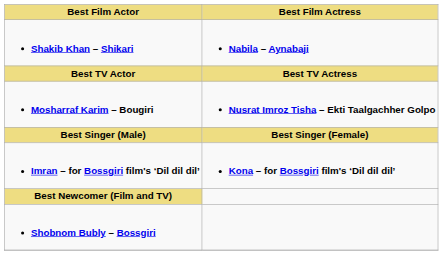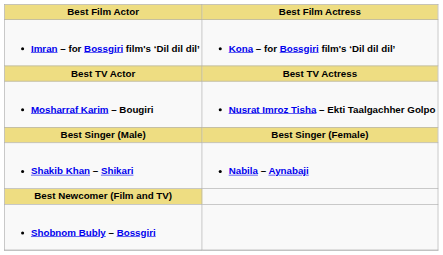rows swapped: (103, 48) <-> (103, 171)
